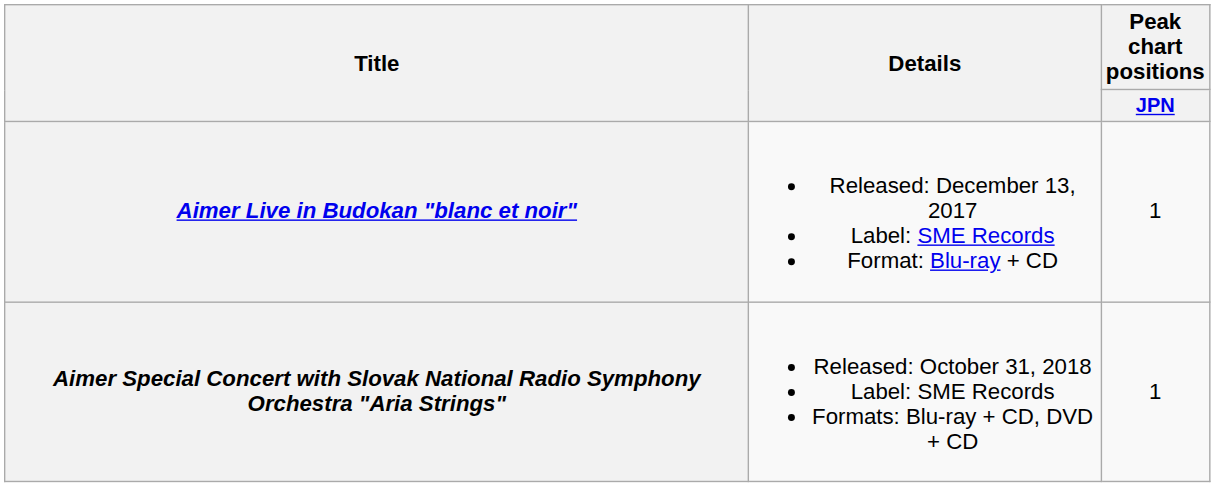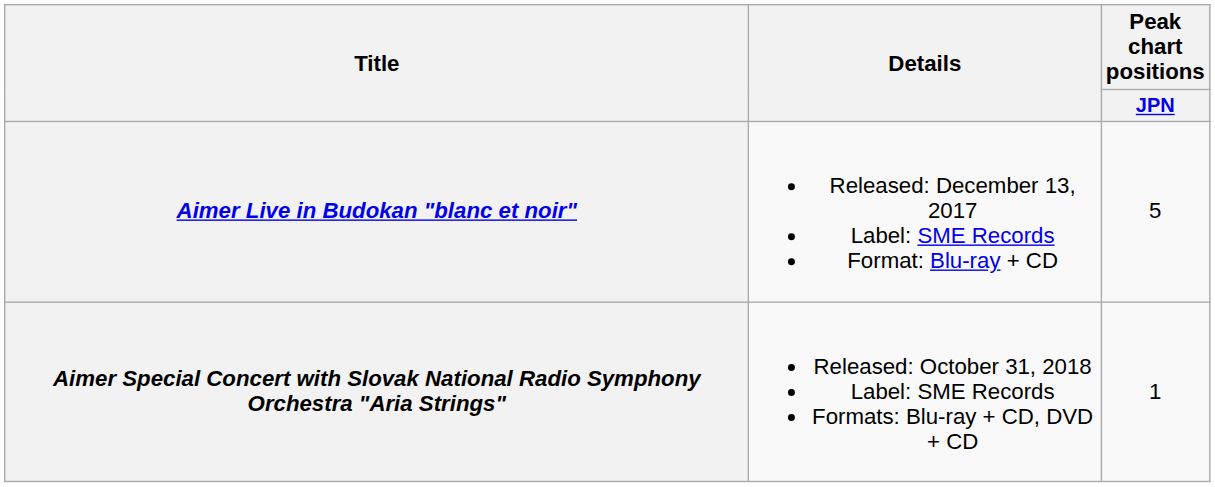(1155, 211) 1 -> (1155, 211) 5
